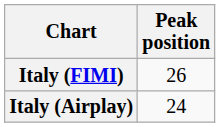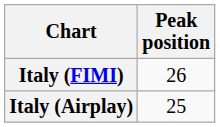(176, 106) 24 -> (176, 106) 25
